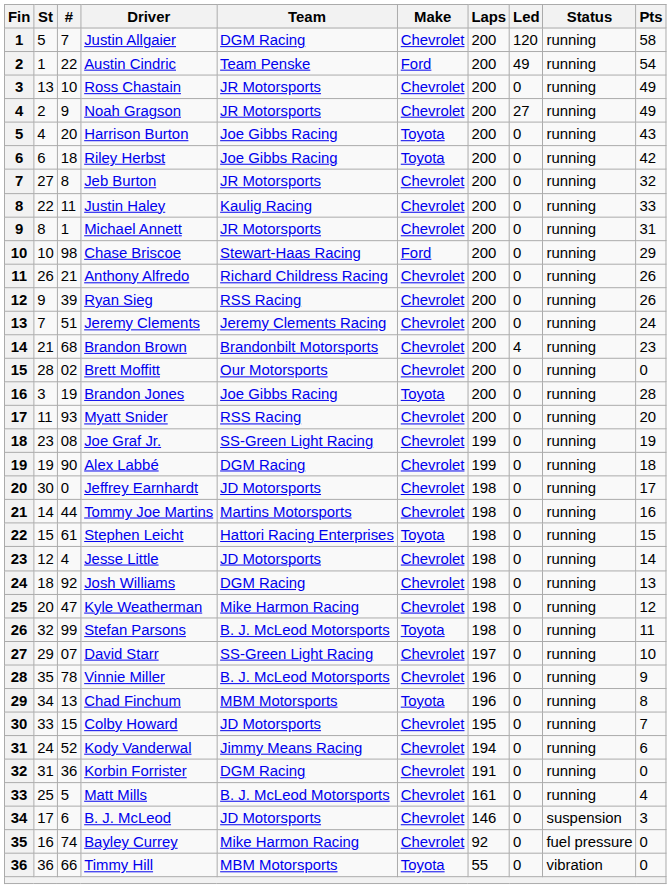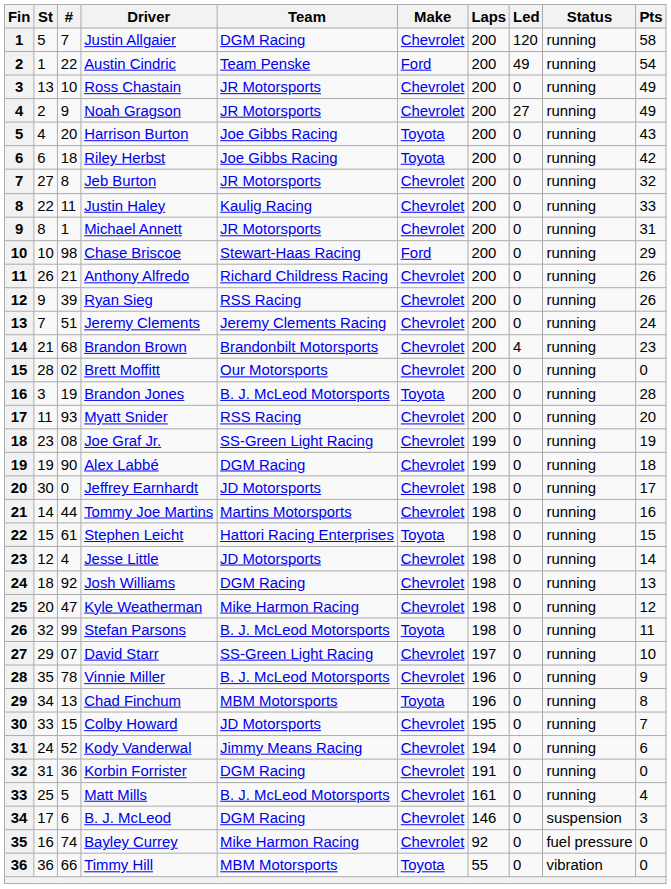(279, 394) Joe Gibbs Racing -> (305, 394) B. J. McLeod Motorsports
(271, 818) JD Motorsports -> (263, 818) DGM Racing
